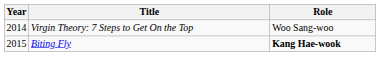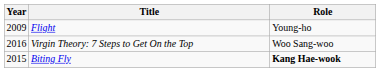+ row: (43, 28)
(17, 28) 2014 -> (17, 43) 2016
